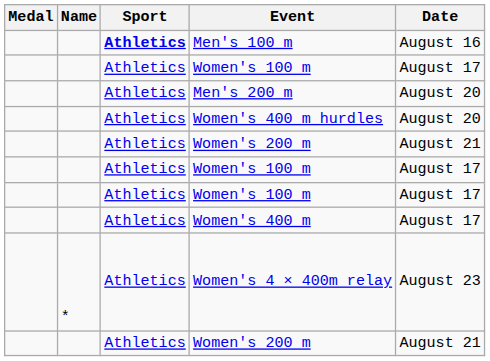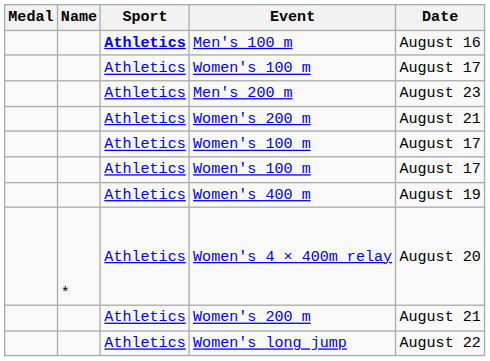(440, 93) August 20 -> (440, 93) August 23
- row: (79, 118)
(440, 220) August 17 -> (440, 195) August 19
(440, 281) August 23 -> (440, 256) August 20
+ row: (79, 343)
